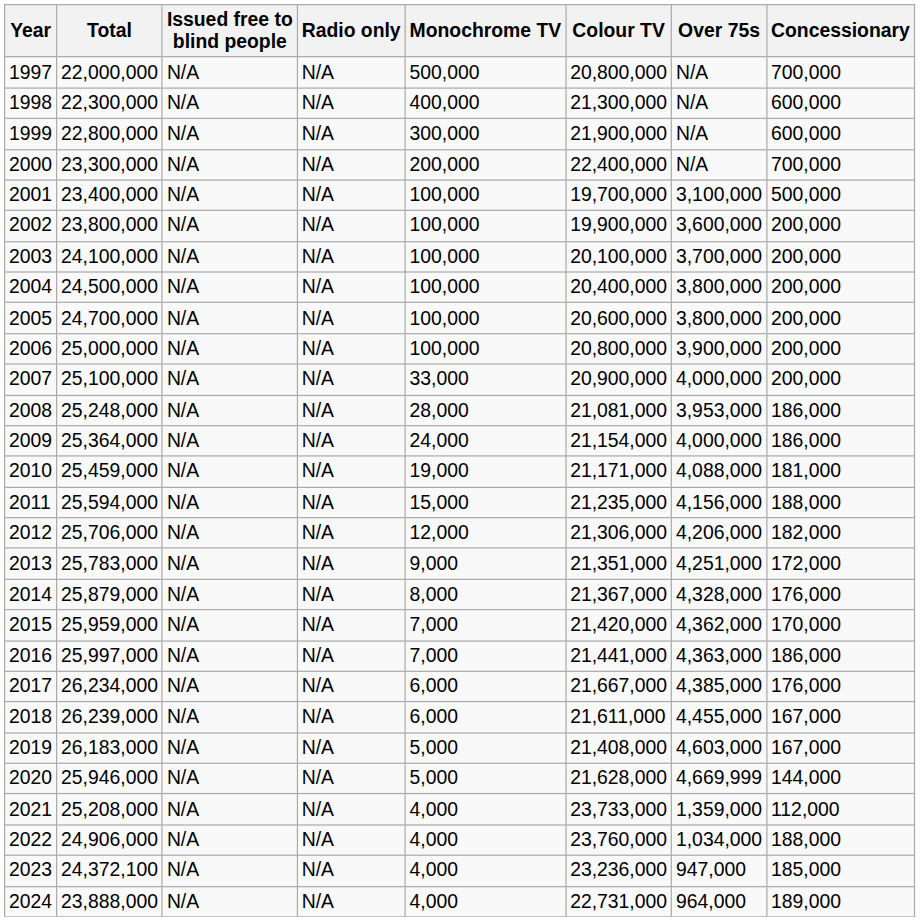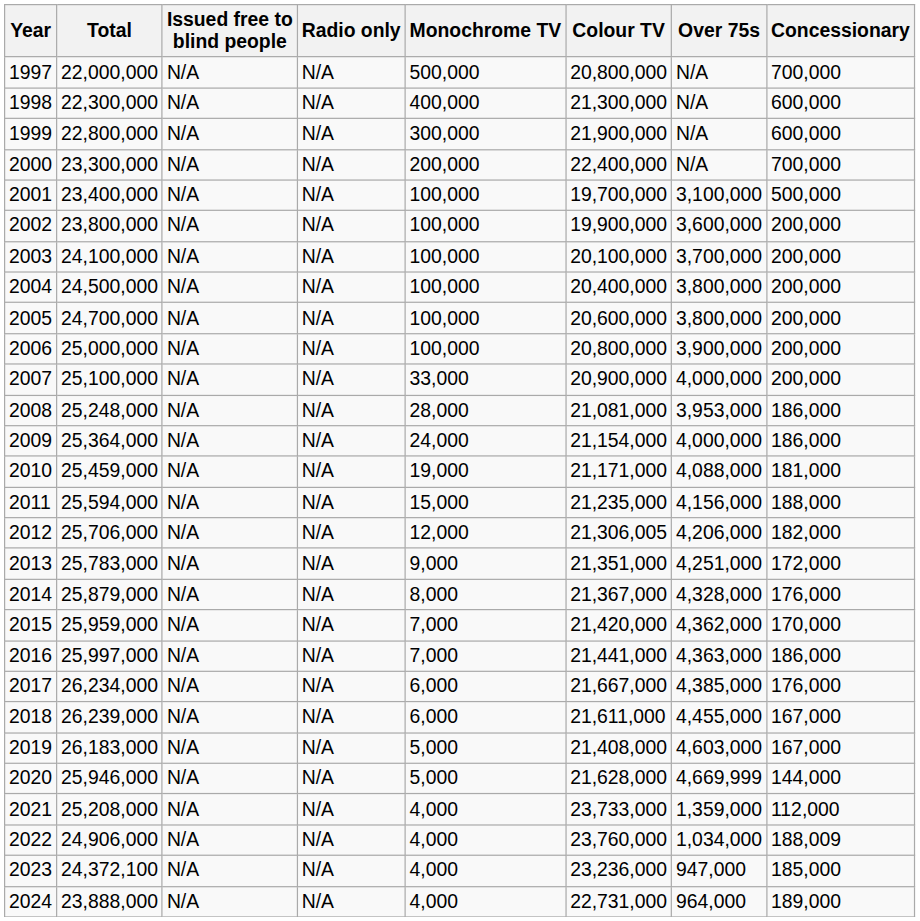(619, 532) 21,306,000 -> (619, 532) 21,306,005
(806, 839) 188,000 -> (806, 839) 188,009
